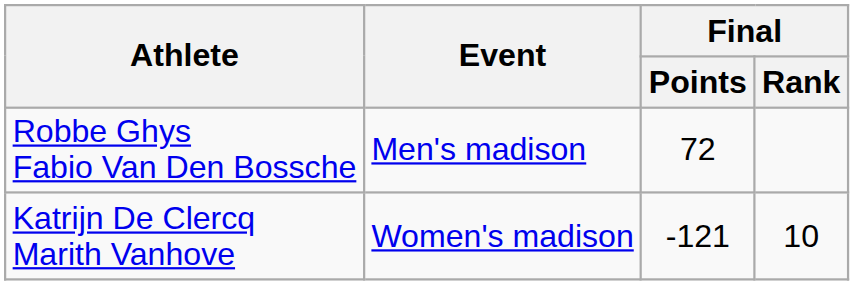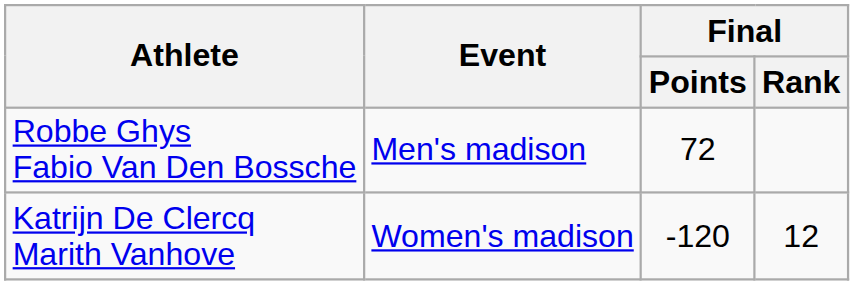(698, 237) -121 -> (698, 237) -120
(801, 237) 10 -> (801, 237) 12
